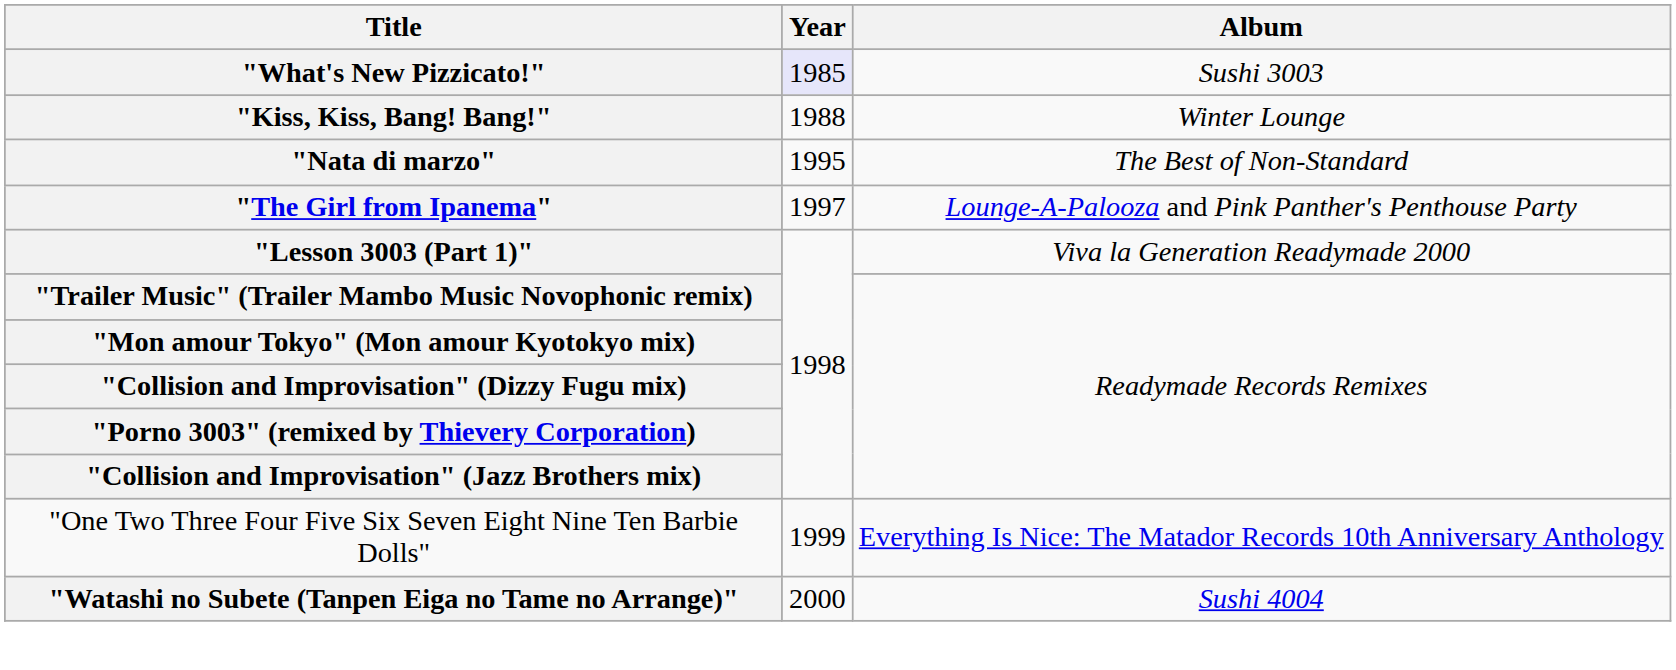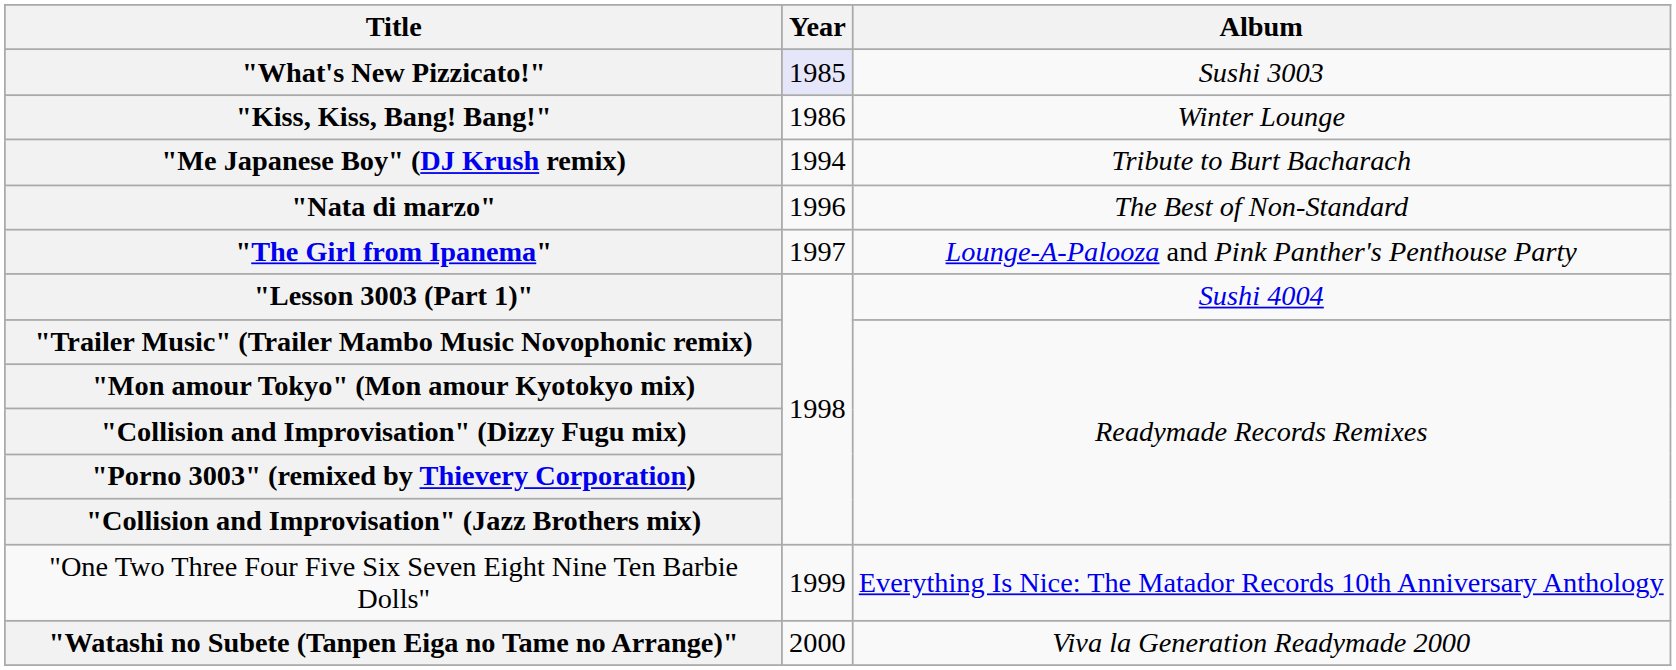(817, 116) 1988 -> (817, 116) 1986
+ row: (394, 161)
(817, 161) 1995 -> (817, 206) 1996
(1261, 251) Viva la Generation Readymade 2000 -> (1261, 296) Sushi 4004
(1261, 597) Sushi 4004 -> (1261, 642) Viva la Generation Readymade 2000
